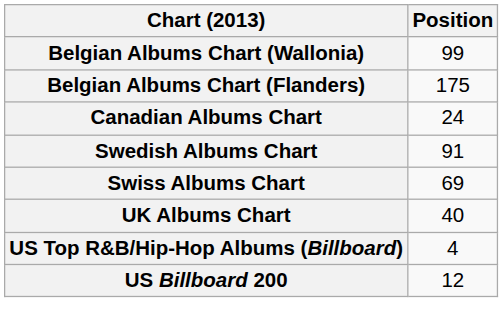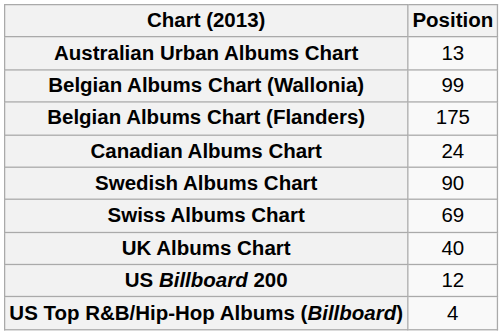+ row: (206, 53)
(453, 150) 91 -> (453, 183) 90
rows swapped: (206, 280) <-> (206, 248)
